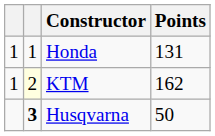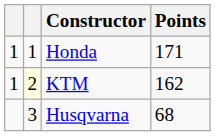(169, 52) 131 -> (169, 52) 171
(32, 115) bold -> (32, 115) normal
(164, 115) 50 -> (164, 115) 68
